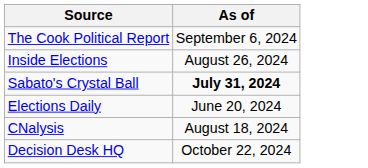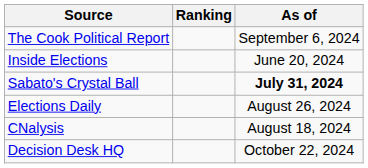+ column: (204, 15)
(236, 60) August 26, 2024 -> (299, 60) June 20, 2024
(236, 106) June 20, 2024 -> (299, 106) August 26, 2024
